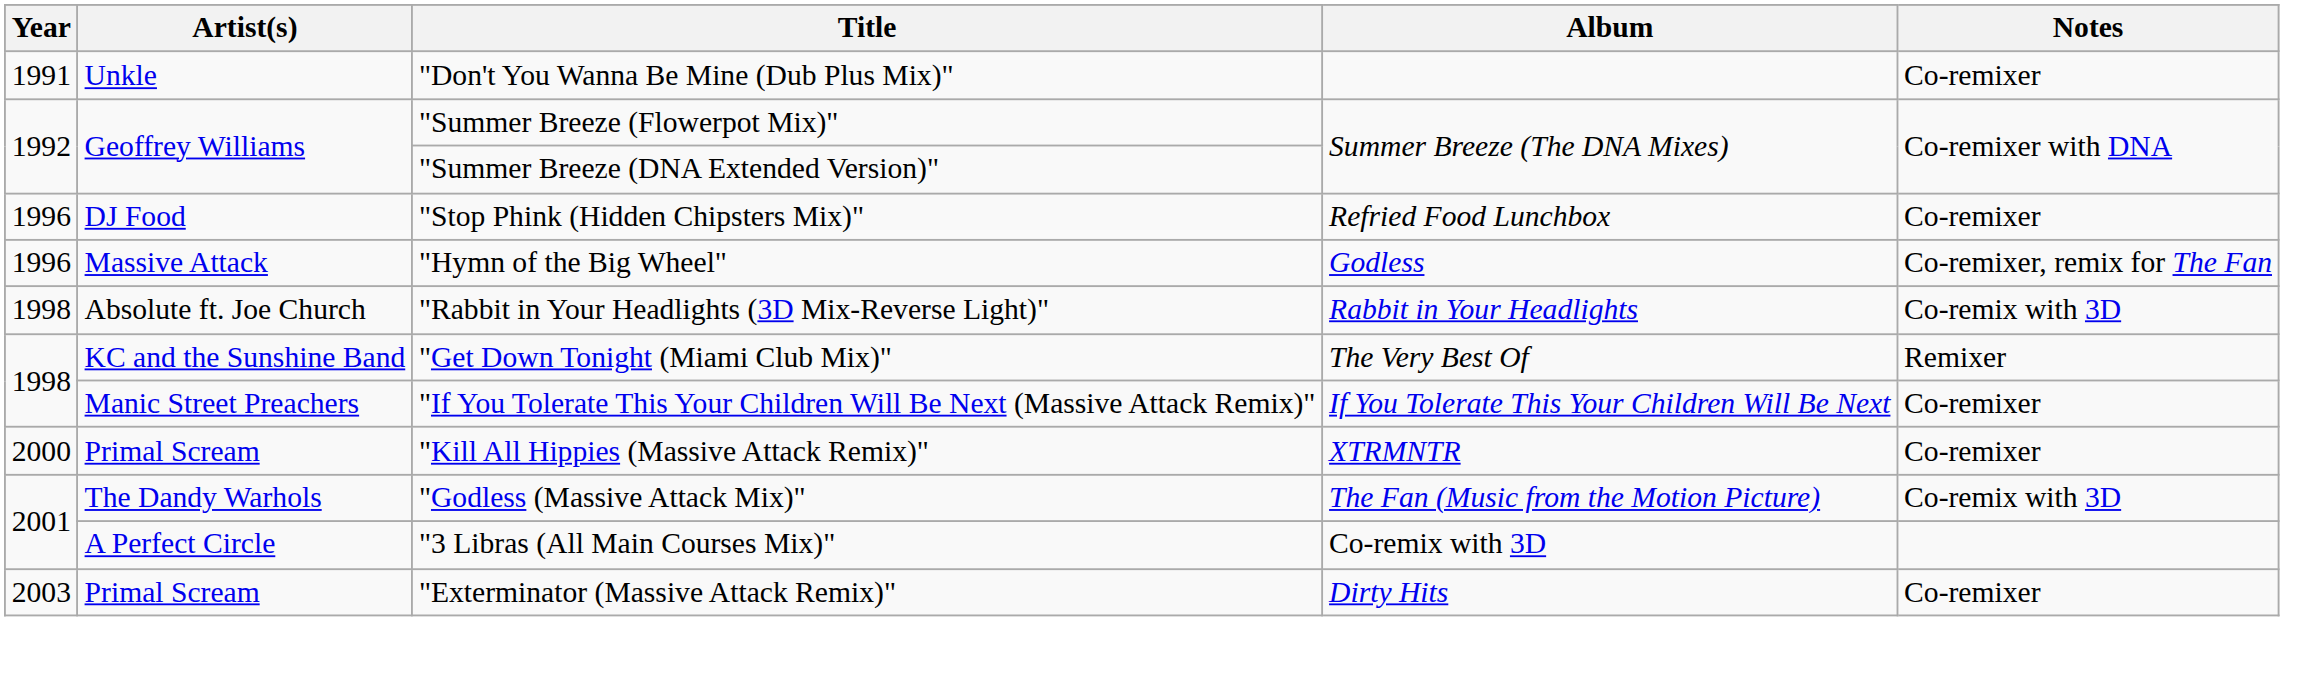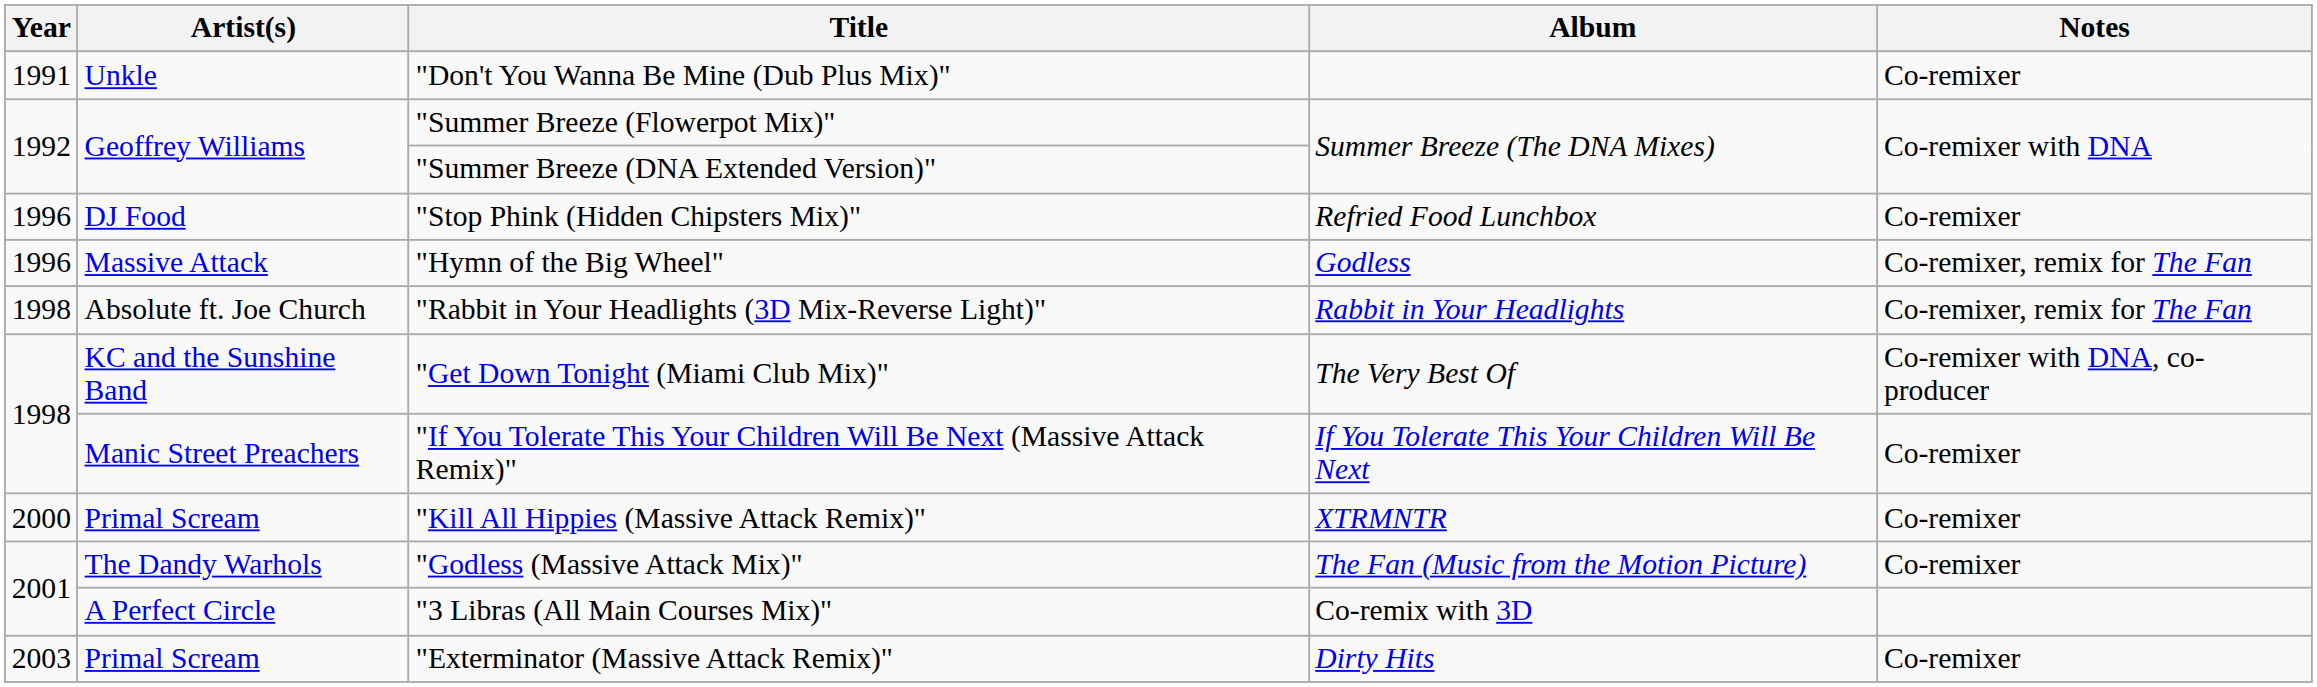(2013, 309) Co-remix with 3D -> (2068, 309) Co-remixer, remix for The Fan
(1955, 356) Remixer -> (2044, 373) Co-remixer with DNA, co-producer
(2013, 497) Co-remix with 3D -> (1952, 564) Co-remixer
